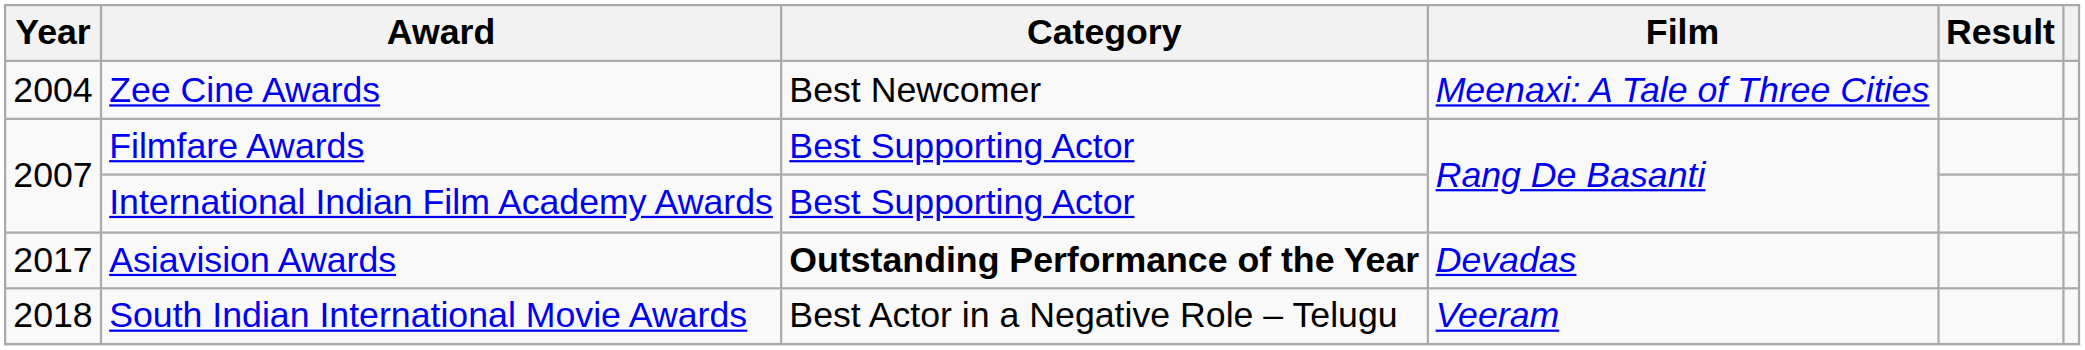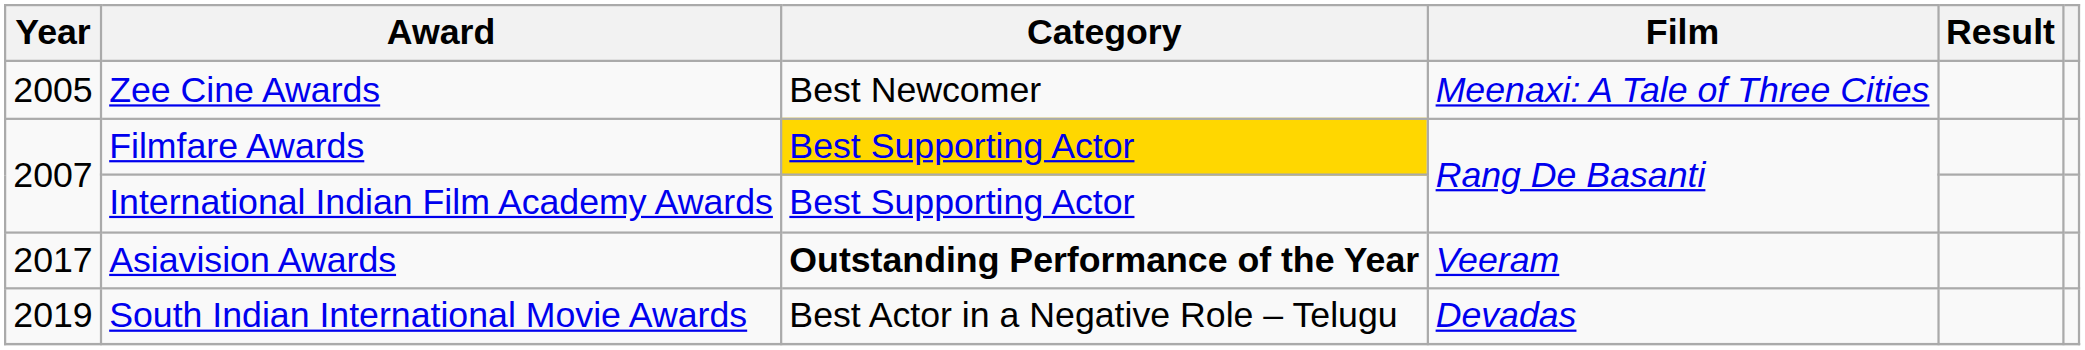(53, 89) 2004 -> (53, 89) 2005
(962, 145) no background -> (962, 145) gold background
(1506, 259) Devadas -> (1497, 259) Veeram
(53, 315) 2018 -> (53, 315) 2019
(1497, 315) Veeram -> (1506, 315) Devadas
